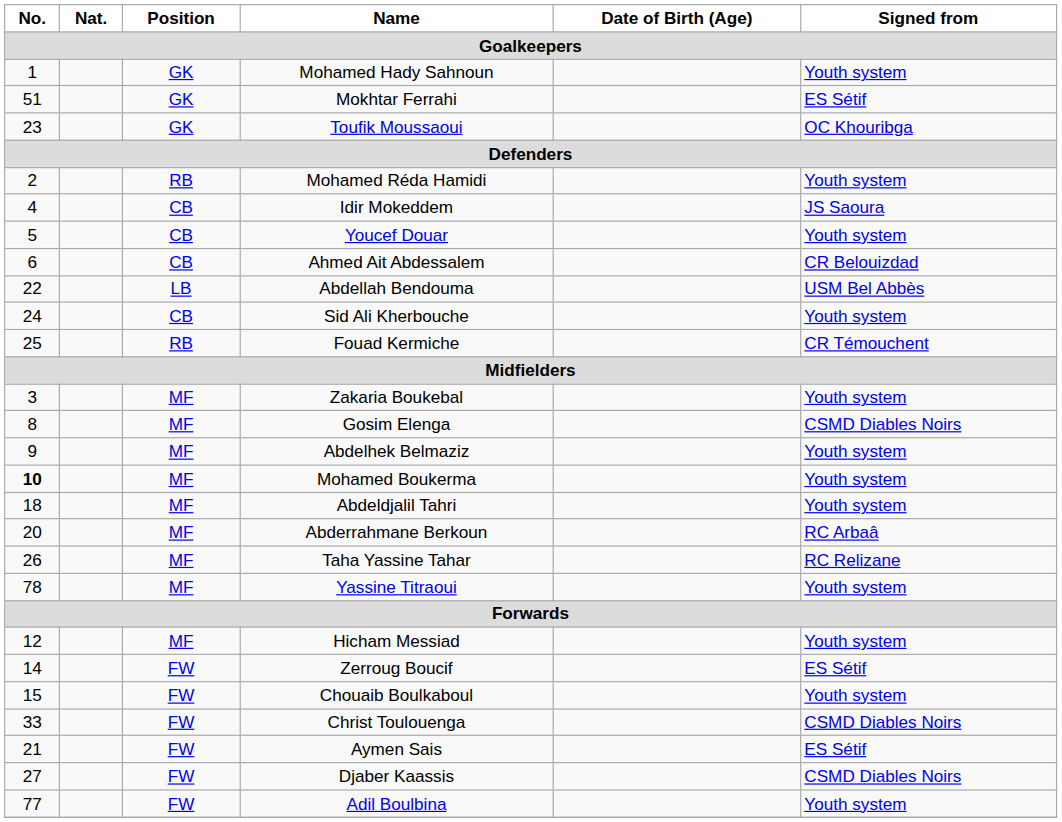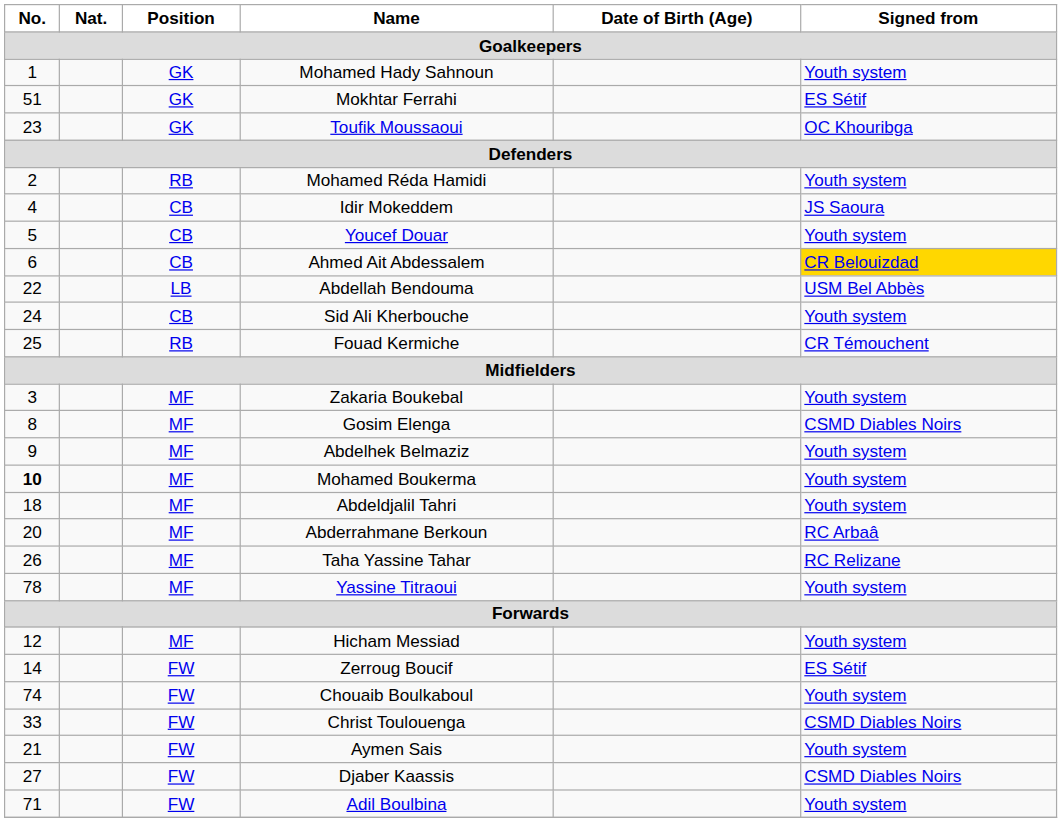(861, 262) no background -> (861, 262) gold background
(32, 695) 15 -> (32, 695) 74
(835, 749) ES Sétif -> (855, 749) Youth system
(32, 804) 77 -> (32, 804) 71
